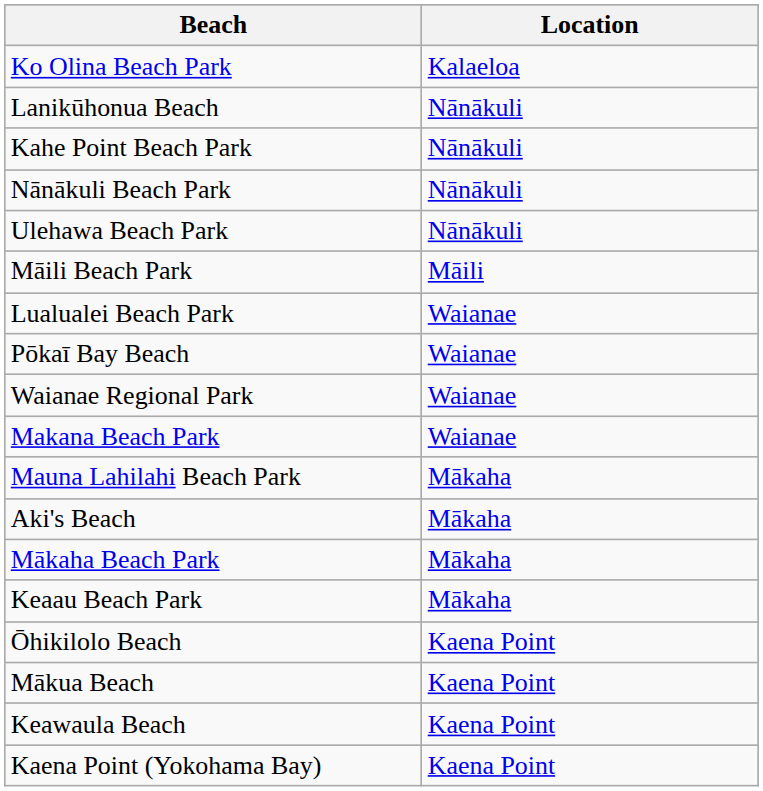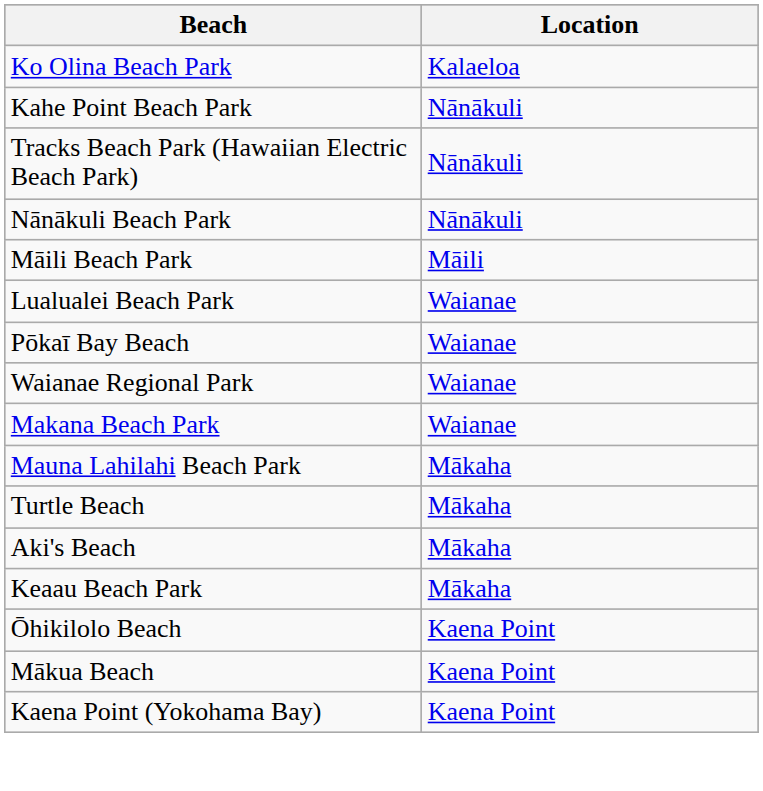- row: (115, 107)
+ row: (209, 162)
- row: (119, 230)
+ row: (78, 506)
- row: (115, 559)
- row: (98, 723)
